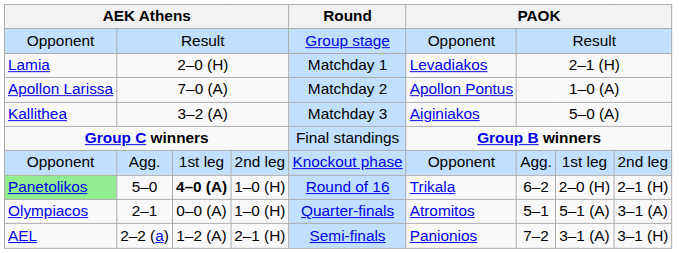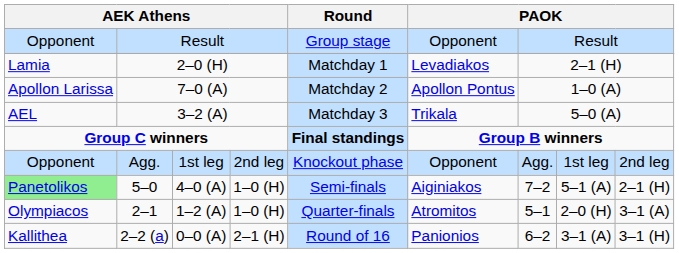(37, 114) Kallithea -> (23, 114) AEL
(445, 114) Aiginiakos -> (434, 114) Trikala
(348, 138) normal -> (348, 138) bold
(201, 187) bold -> (201, 187) normal
(348, 187) Round of 16 -> (348, 187) Semi-finals
(432, 187) Trikala -> (446, 187) Aiginiakos
(536, 187) 6–2 -> (538, 187) 7–2
(584, 187) 2–0 (H) -> (586, 187) 5–1 (A)
(201, 211) 0–0 (A) -> (201, 211) 1–2 (A)
(584, 211) 5–1 (A) -> (586, 211) 2–0 (H)
(23, 235) AEL -> (37, 235) Kallithea
(201, 235) 1–2 (A) -> (201, 235) 0–0 (A)
(348, 235) Semi-finals -> (348, 235) Round of 16
(536, 235) 7–2 -> (538, 235) 6–2
